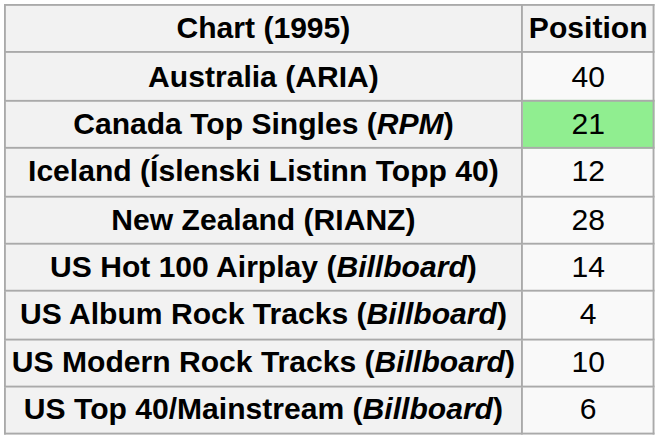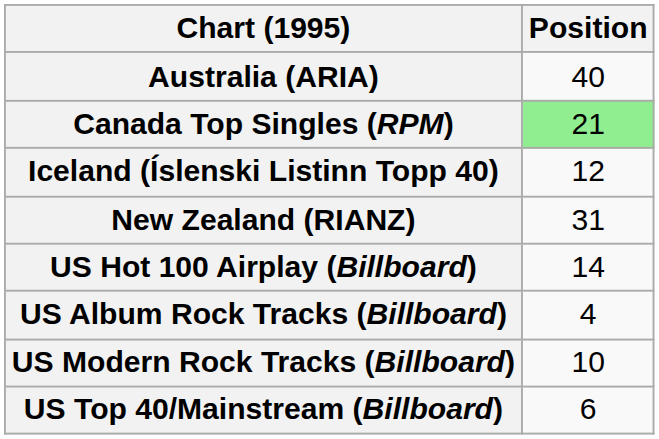(588, 219) 28 -> (588, 219) 31
